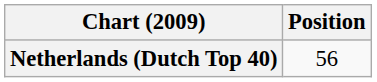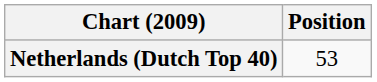(327, 58) 56 -> (327, 58) 53
